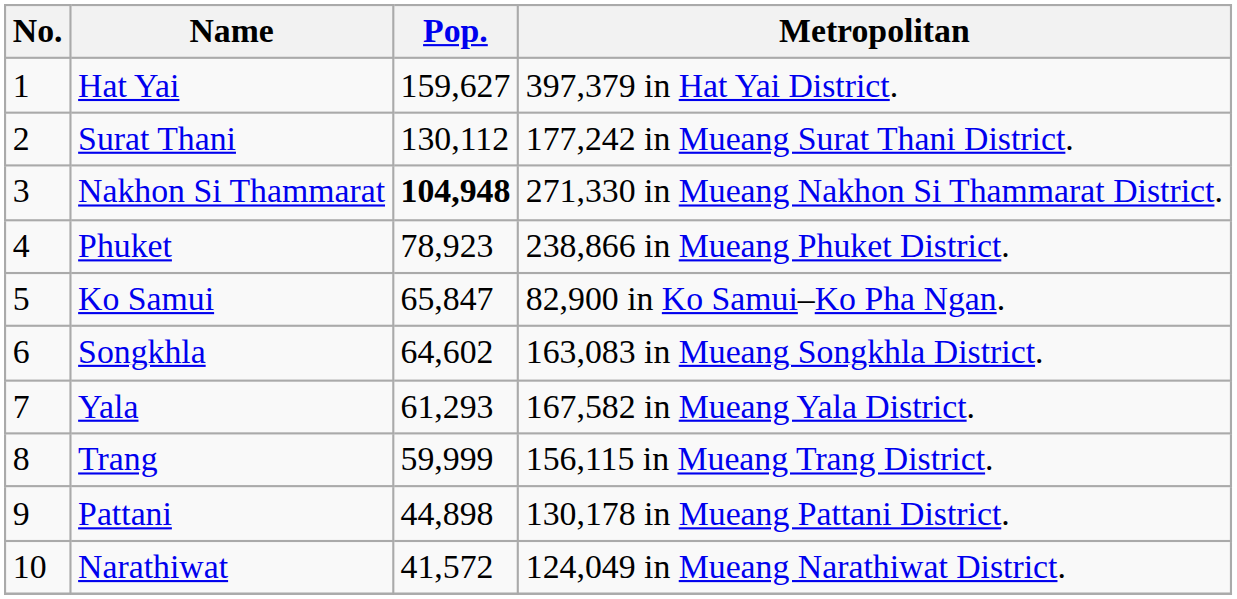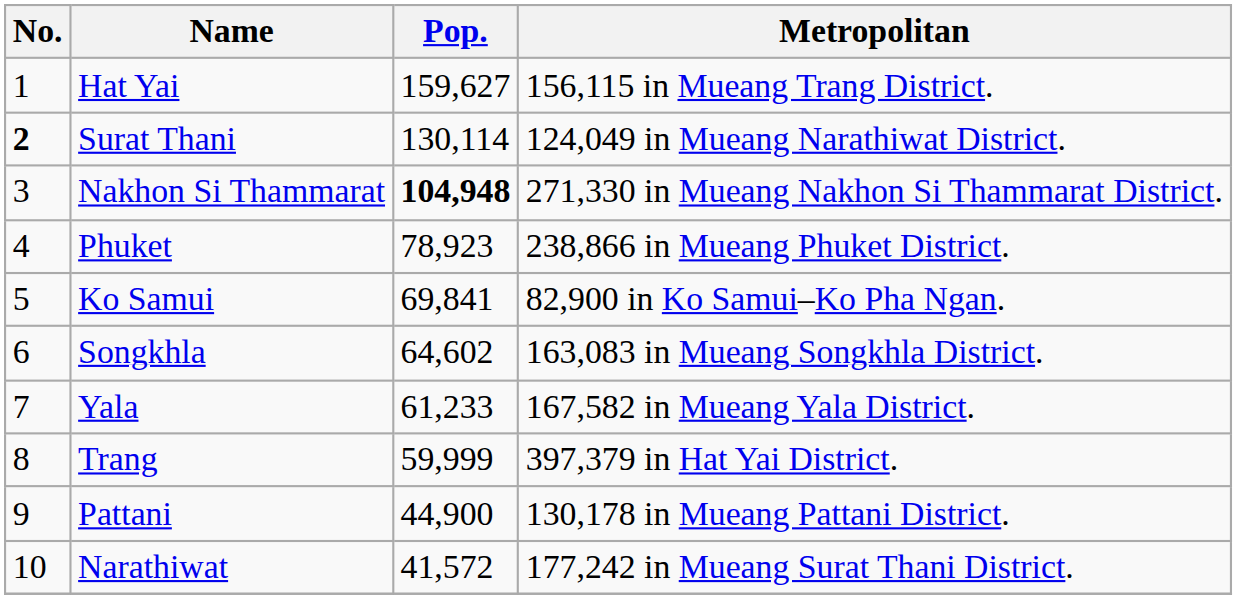(712, 84) 397,379 in Hat Yai District. -> (760, 84) 156,115 in Mueang Trang District.
(21, 138) normal -> (21, 138) bold
(455, 138) 130,112 -> (455, 138) 130,114
(800, 138) 177,242 in Mueang Surat Thani District. -> (796, 138) 124,049 in Mueang Narathiwat District.
(447, 298) 65,847 -> (447, 298) 69,841
(447, 406) 61,293 -> (447, 406) 61,233
(760, 459) 156,115 in Mueang Trang District. -> (712, 459) 397,379 in Hat Yai District.
(447, 513) 44,898 -> (447, 513) 44,900
(796, 566) 124,049 in Mueang Narathiwat District. -> (800, 566) 177,242 in Mueang Surat Thani District.
